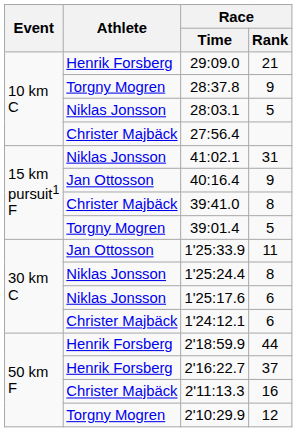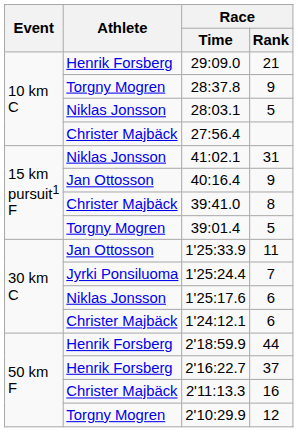(116, 274) Niklas Jonsson -> (122, 274) Jyrki Ponsiluoma
(270, 274) 8 -> (271, 274) 7
